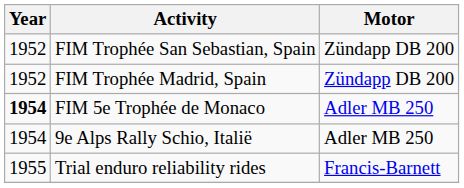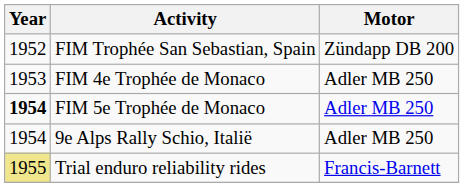- row: (161, 78)
+ row: (160, 78)
(28, 167) no background -> (28, 167) khaki background
